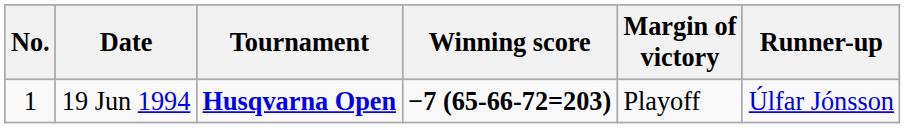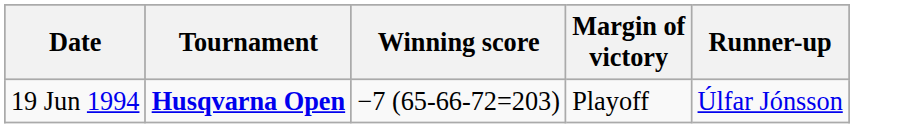- column: (30, 41)
(510, 100) bold -> (459, 100) normal
